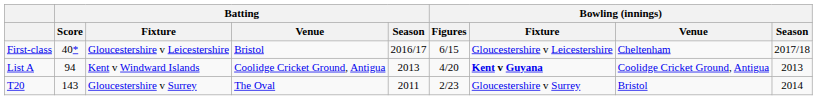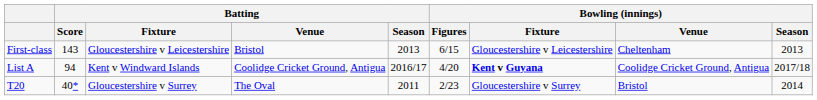(70, 50) 40* -> (70, 50) 143
(408, 50) 2016/17 -> (408, 50) 2013
(792, 50) 2017/18 -> (792, 50) 2013
(408, 68) 2013 -> (408, 68) 2016/17
(792, 68) 2013 -> (792, 68) 2017/18
(70, 86) 143 -> (70, 86) 40*
